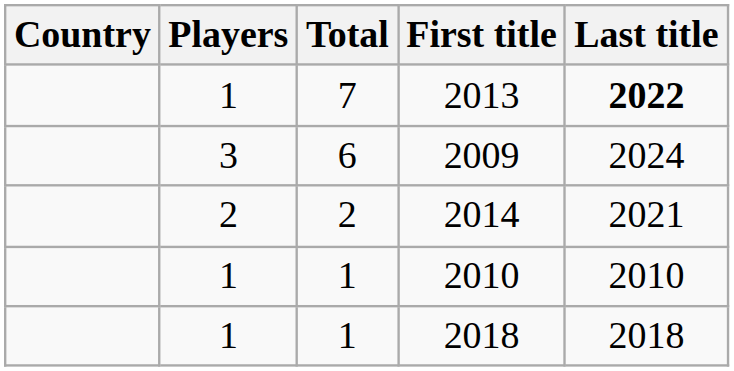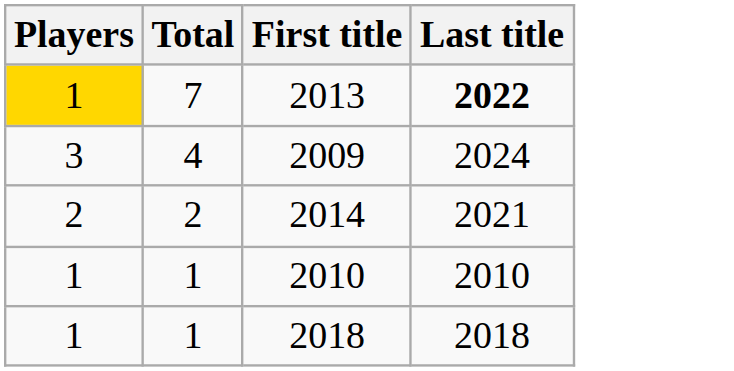- column: (82, 34)
(228, 94) no background -> (74, 94) gold background
(347, 154) 6 -> (193, 154) 4
